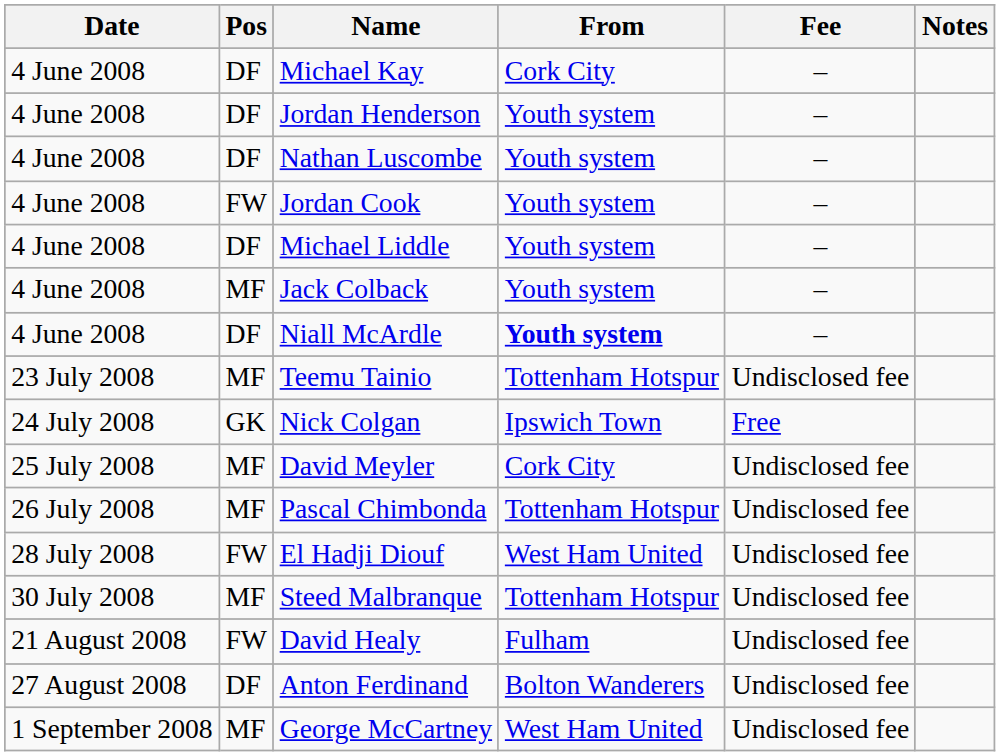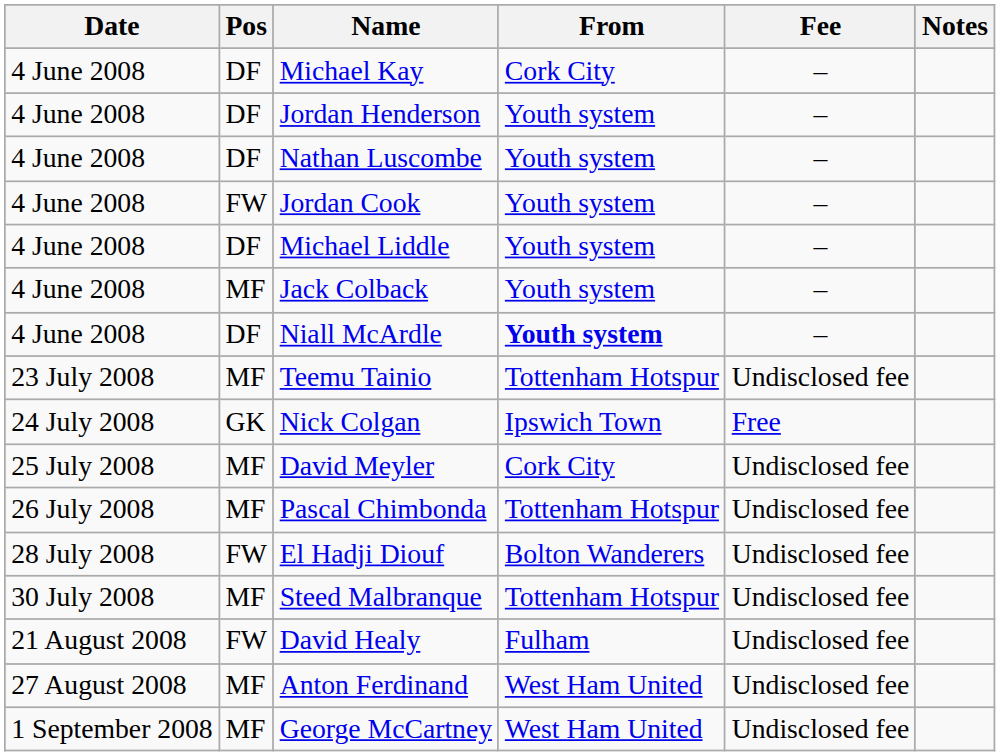(604, 553) West Ham United -> (605, 553) Bolton Wanderers
(243, 684) DF -> (245, 684) MF
(605, 684) Bolton Wanderers -> (604, 684) West Ham United
